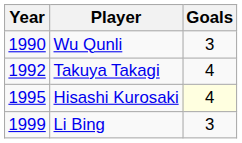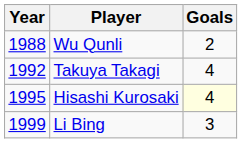(27, 44) 1990 -> (27, 44) 1988
(210, 44) 3 -> (210, 44) 2
